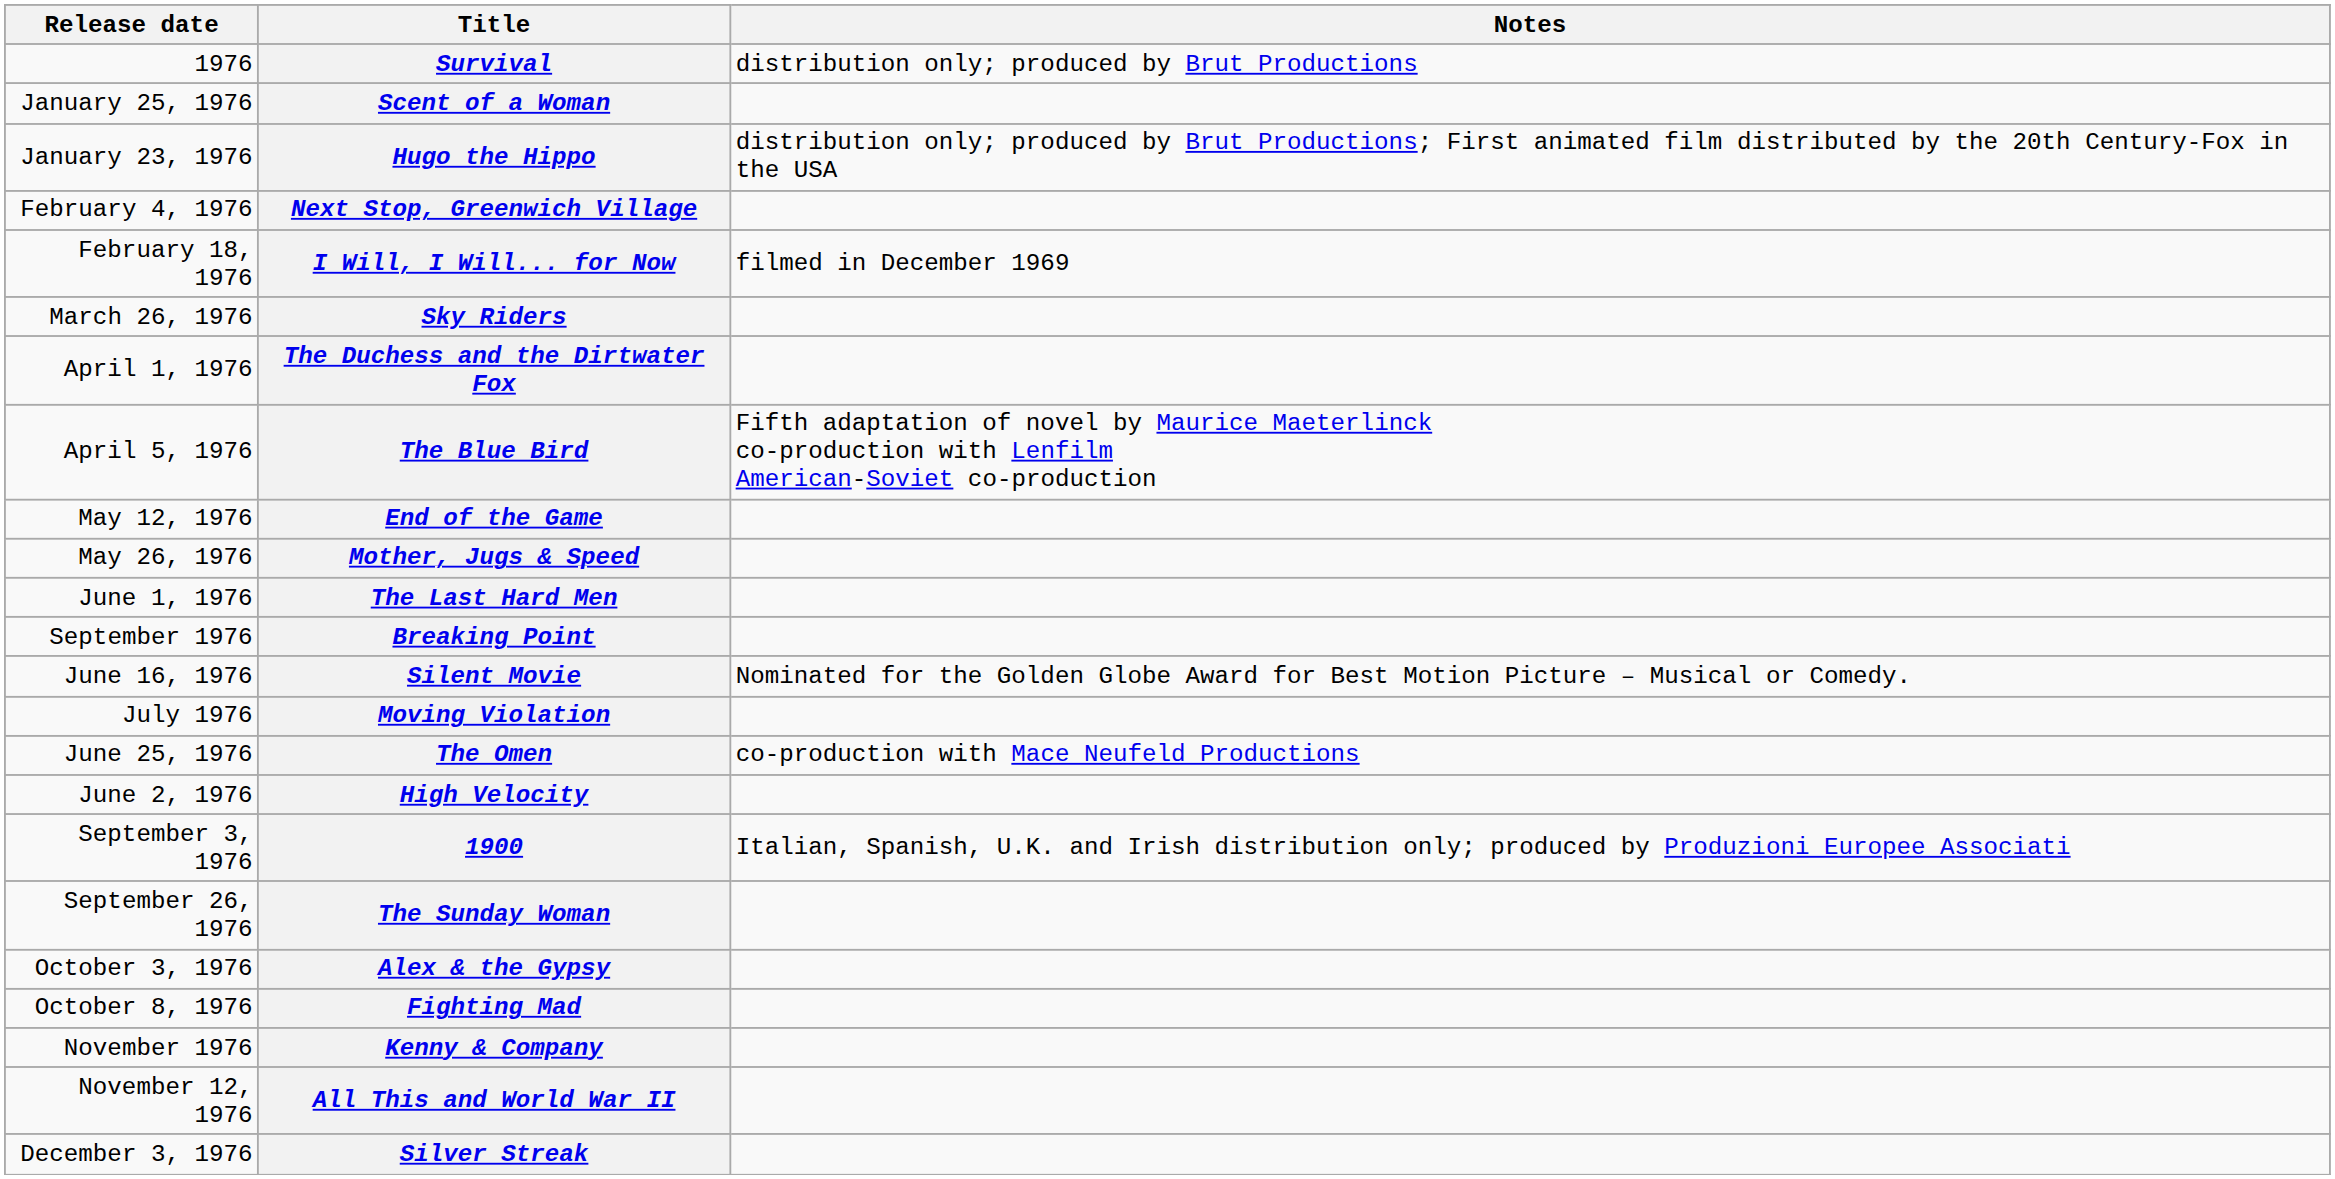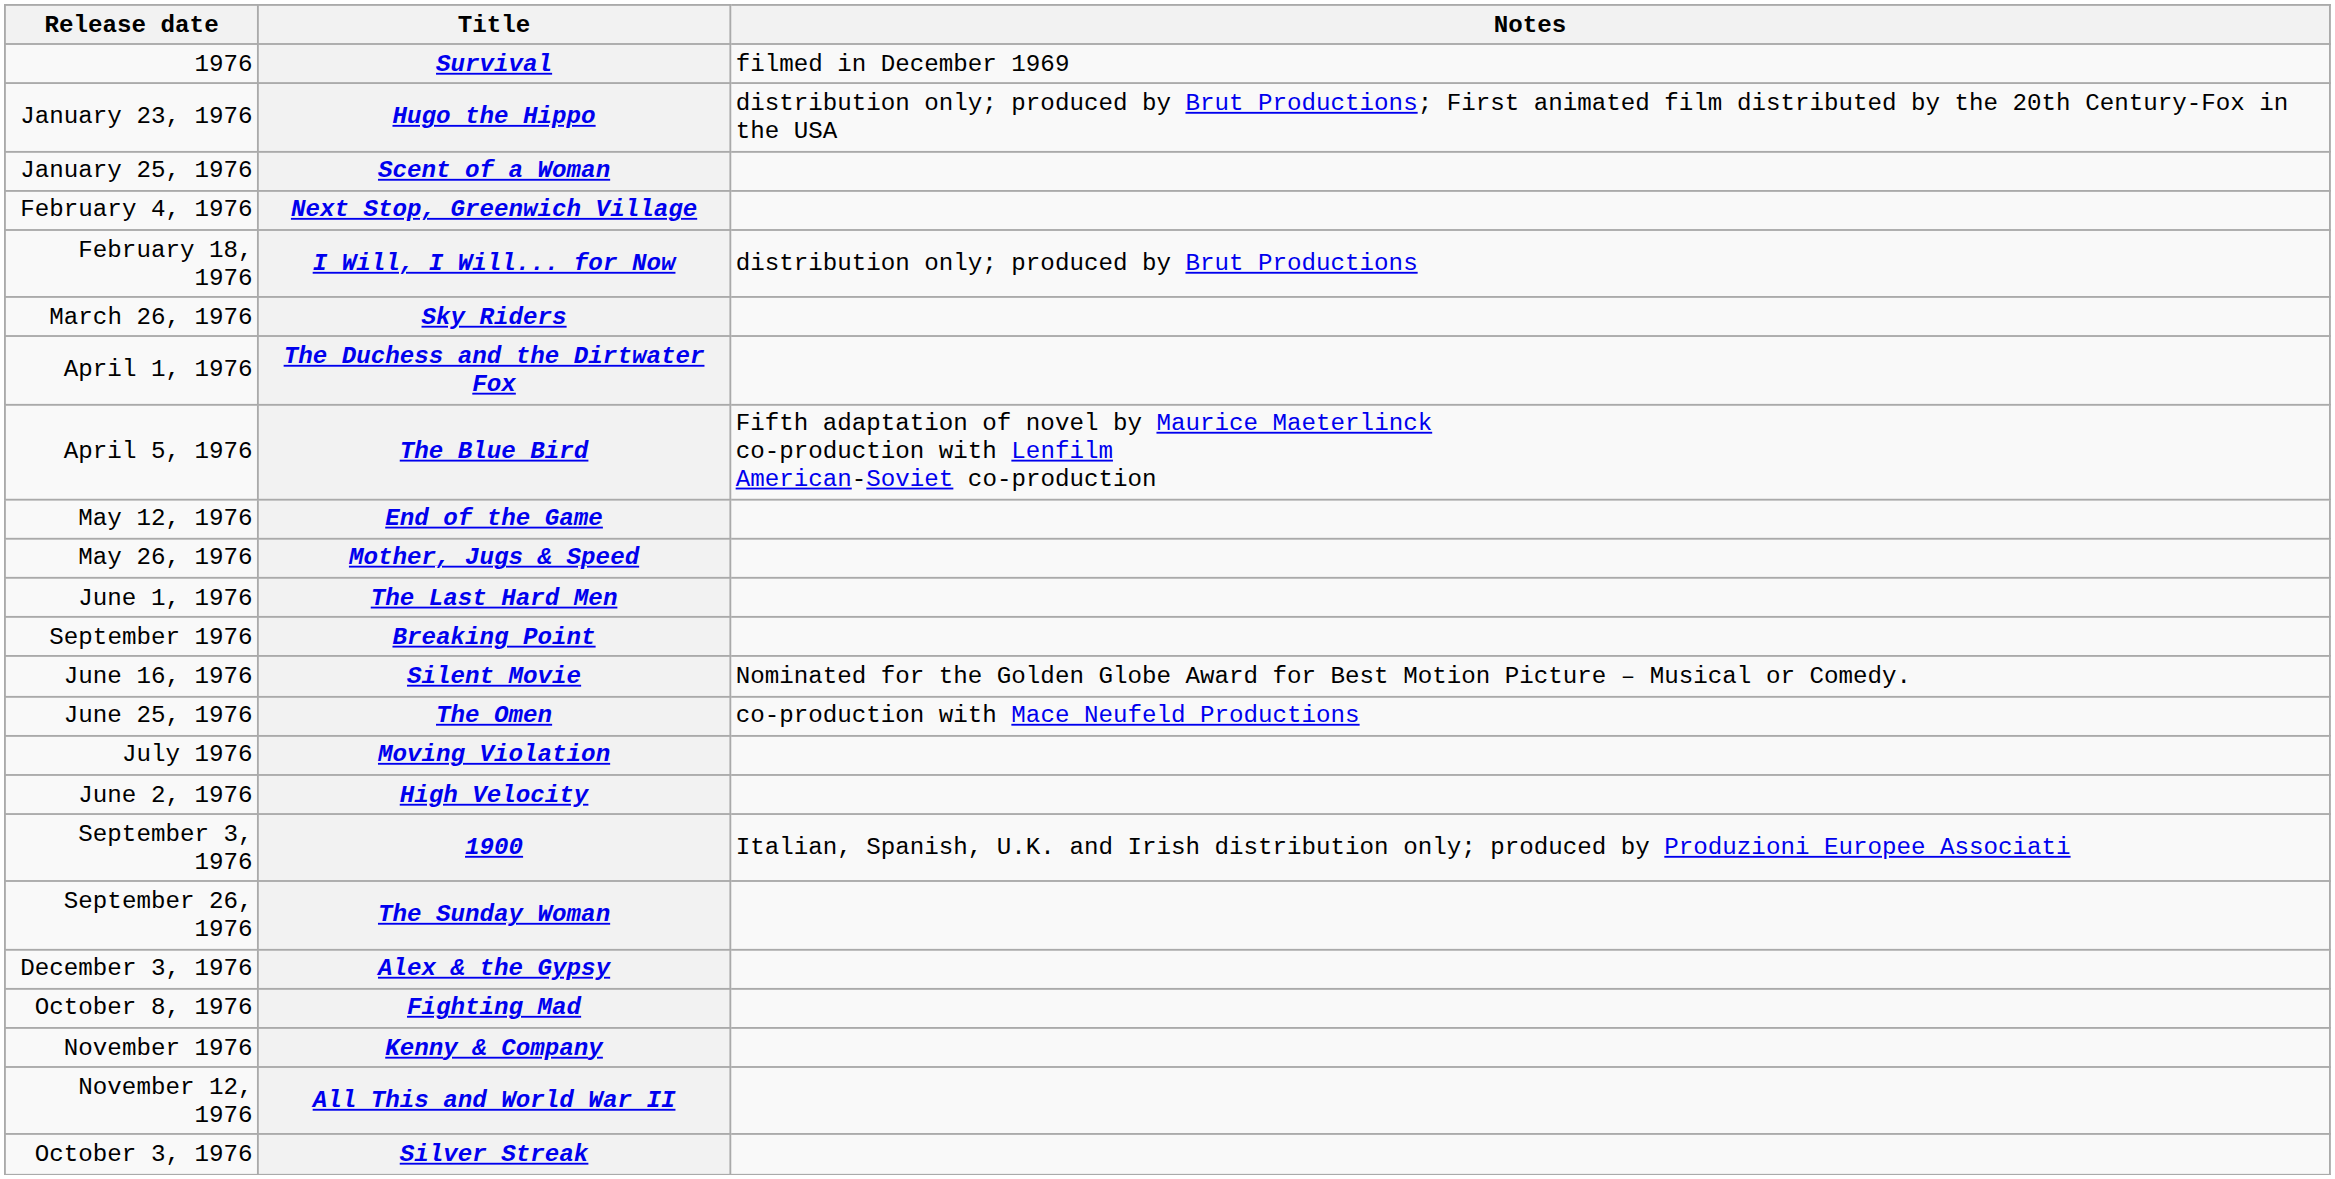(1077, 64) distribution only; produced by Brut Productions -> (903, 64) filmed in December 1969
rows swapped: (494, 157) <-> (494, 103)
(903, 264) filmed in December 1969 -> (1077, 264) distribution only; produced by Brut Productions
rows swapped: (494, 755) <-> (494, 716)
(144, 969) October 3, 1976 -> (136, 969) December 3, 1976
(136, 1154) December 3, 1976 -> (144, 1154) October 3, 1976
